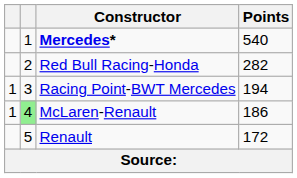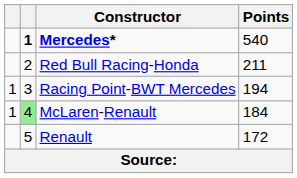(28, 40) normal -> (28, 40) bold
(255, 64) 282 -> (255, 64) 211
(255, 112) 186 -> (255, 112) 184
